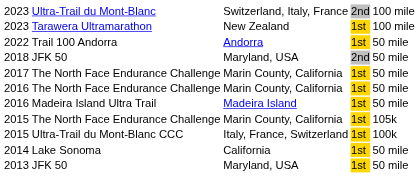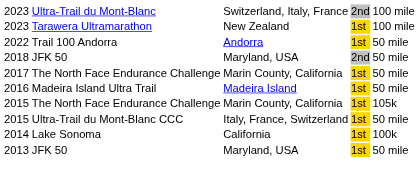- row: (17, 88)
(385, 134) 100k -> (391, 119) 50 mile
(391, 150) 50 mile -> (385, 134) 100k
